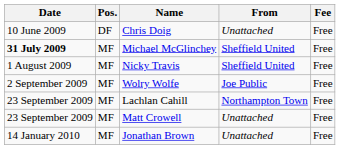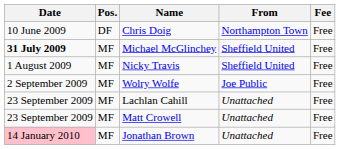(247, 30) Unattached -> (265, 30) Northampton Town
(265, 100) Northampton Town -> (247, 100) Unattached
(43, 135) no background -> (43, 135) pink background
